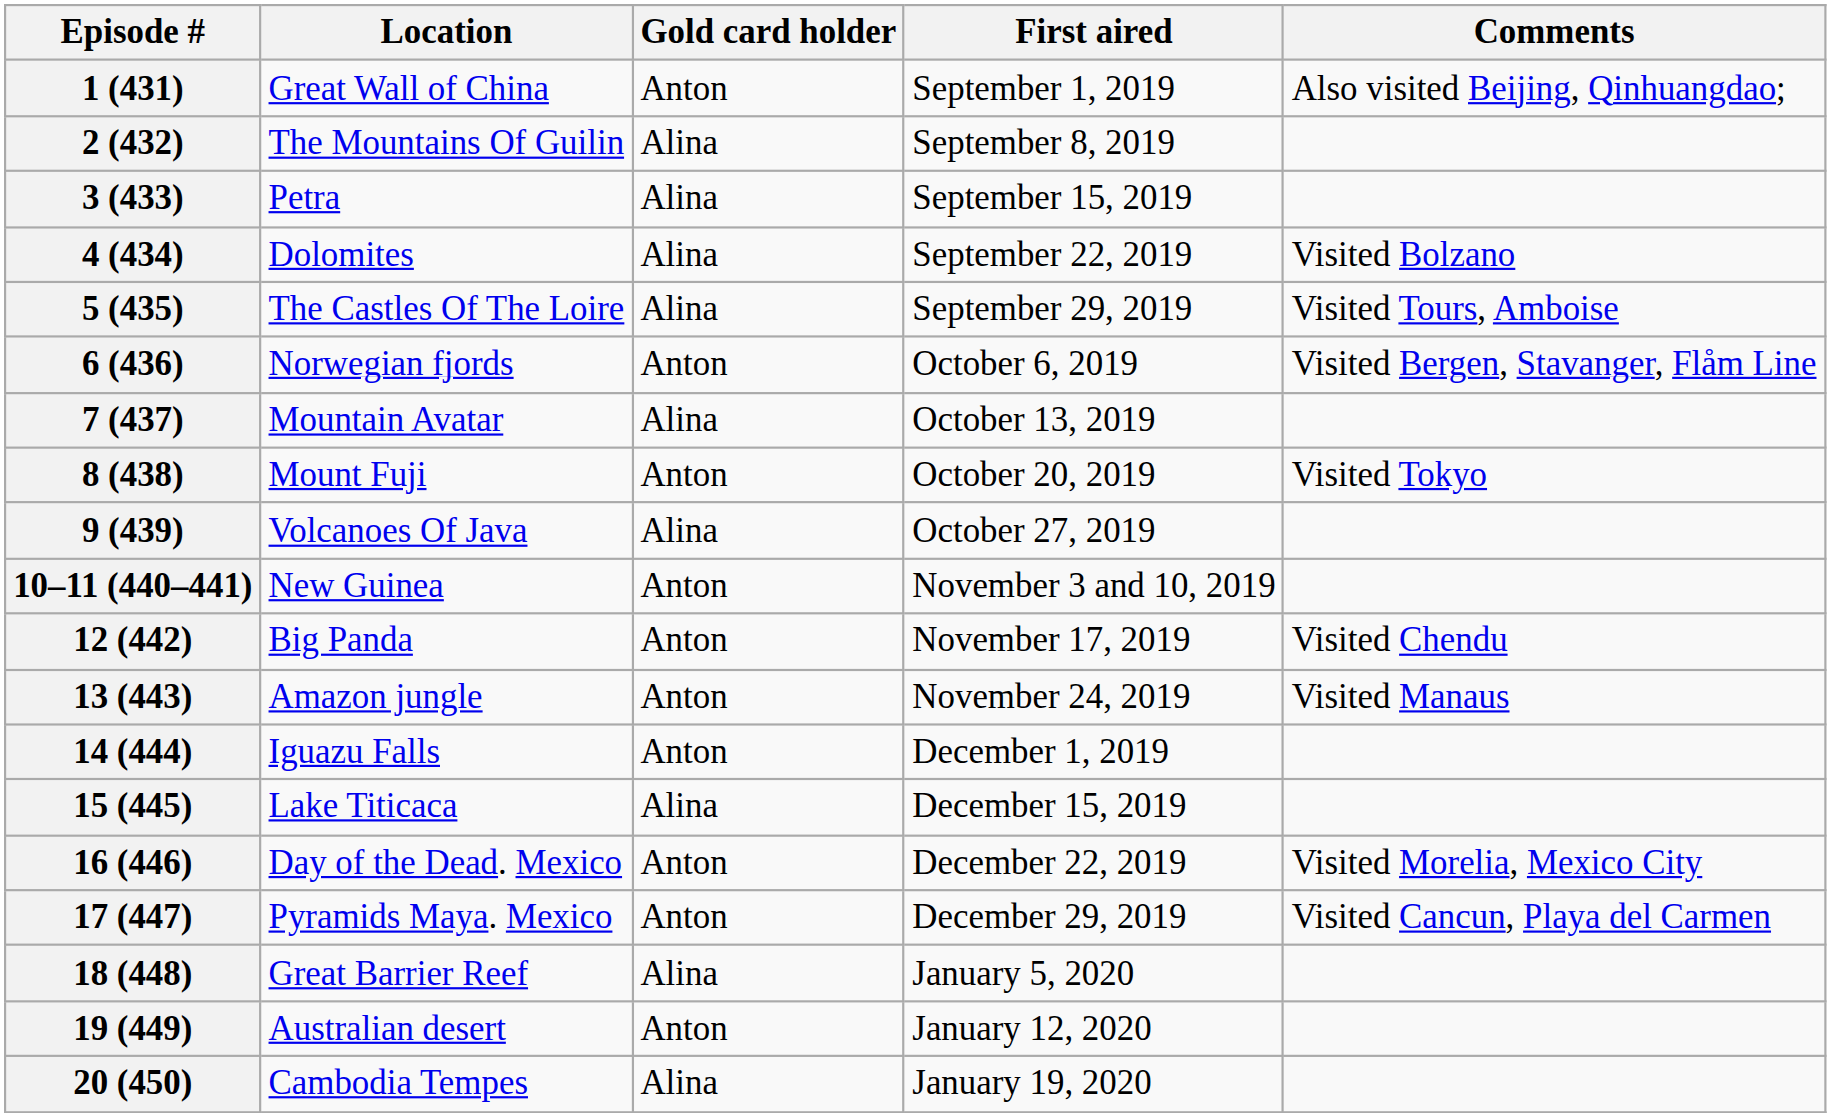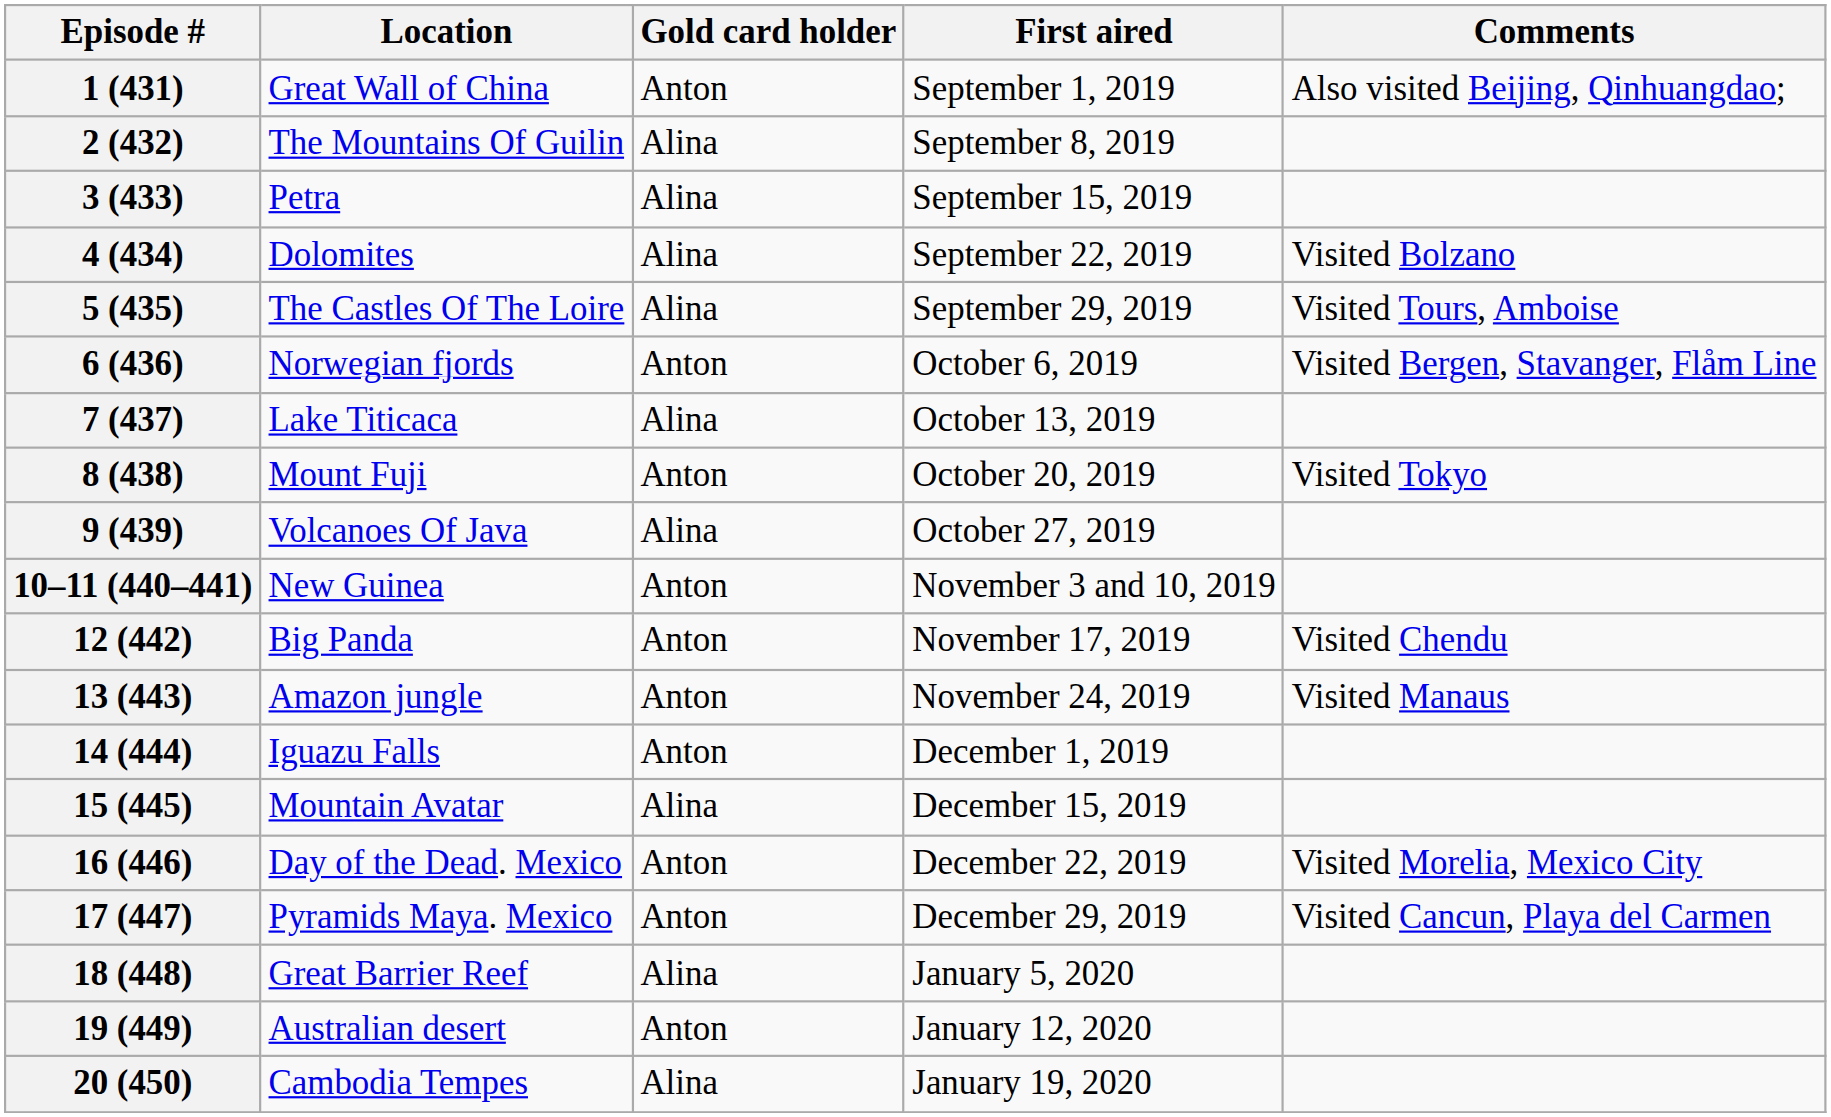(386, 419) Mountain Avatar -> (363, 419) Lake Titicaca
(363, 806) Lake Titicaca -> (386, 806) Mountain Avatar
